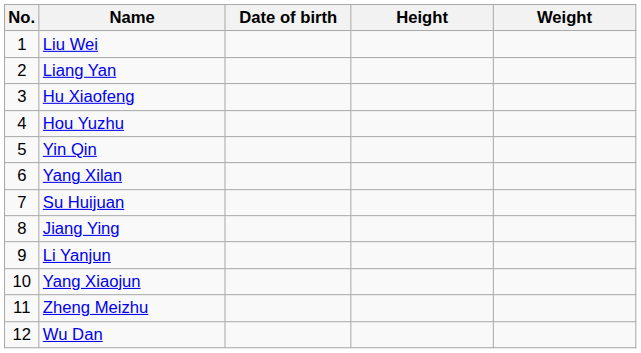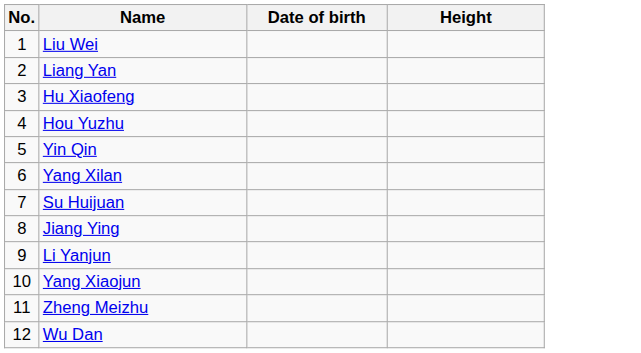- column: (564, 17)
